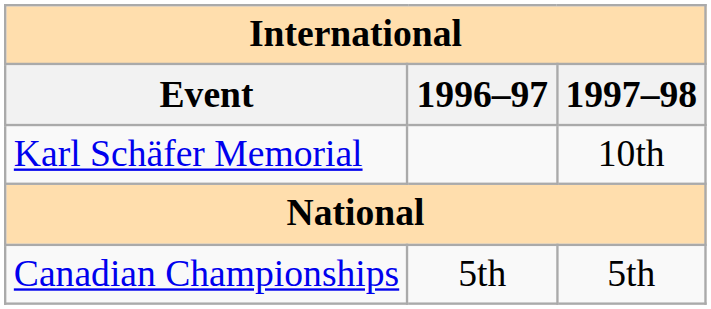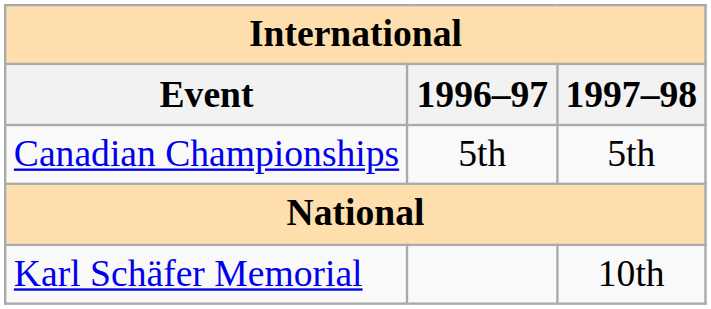rows swapped: (188, 153) <-> (207, 272)
